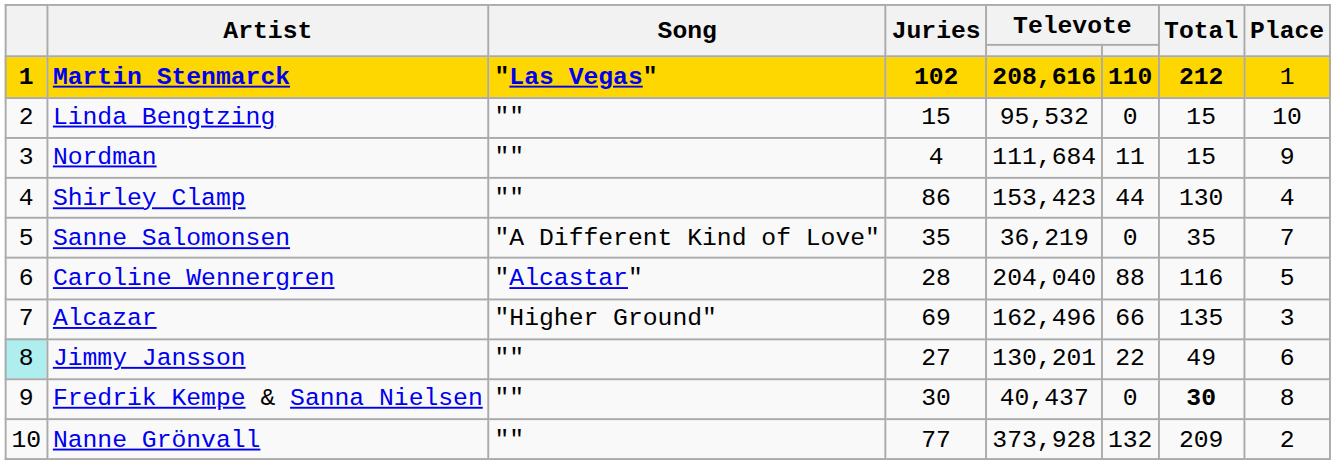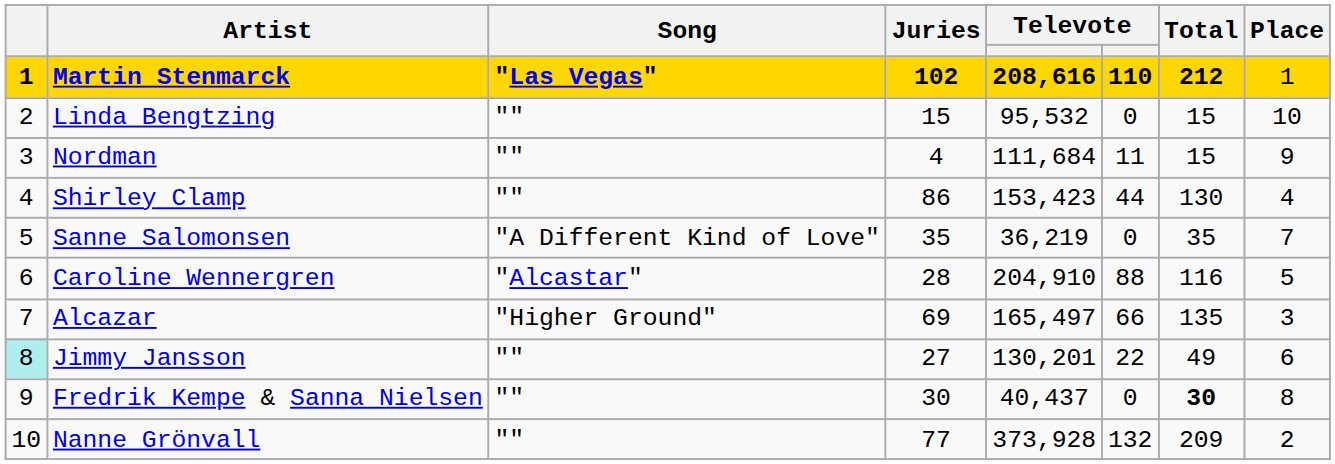(1044, 278) 204,040 -> (1044, 278) 204,910
(1044, 319) 162,496 -> (1044, 319) 165,497
